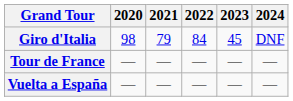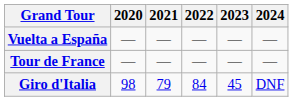rows swapped: (58, 38) <-> (58, 84)
